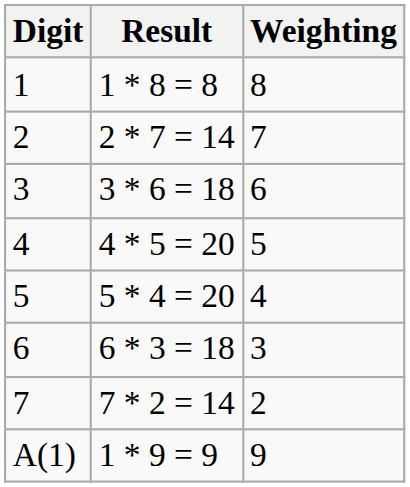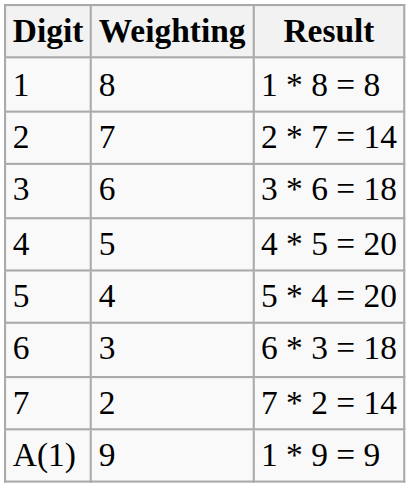columns swapped: (323, 31) <-> (167, 31)
